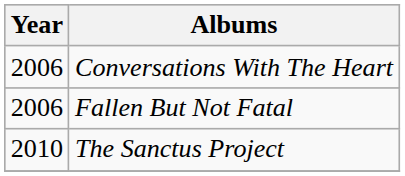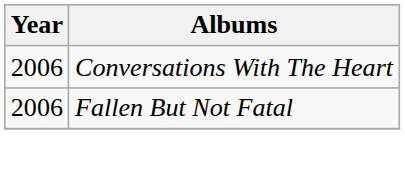- row: (180, 149)
